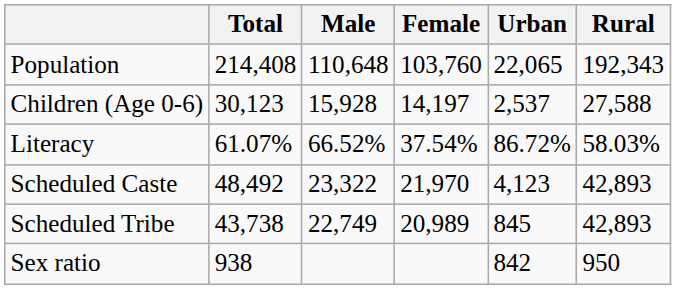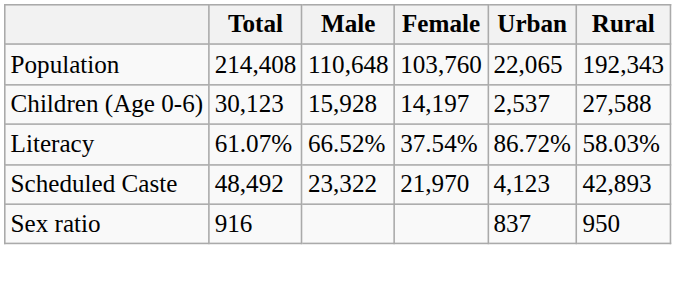- row: (93, 223)
(234, 263) 938 -> (234, 223) 916
(512, 263) 842 -> (512, 223) 837
